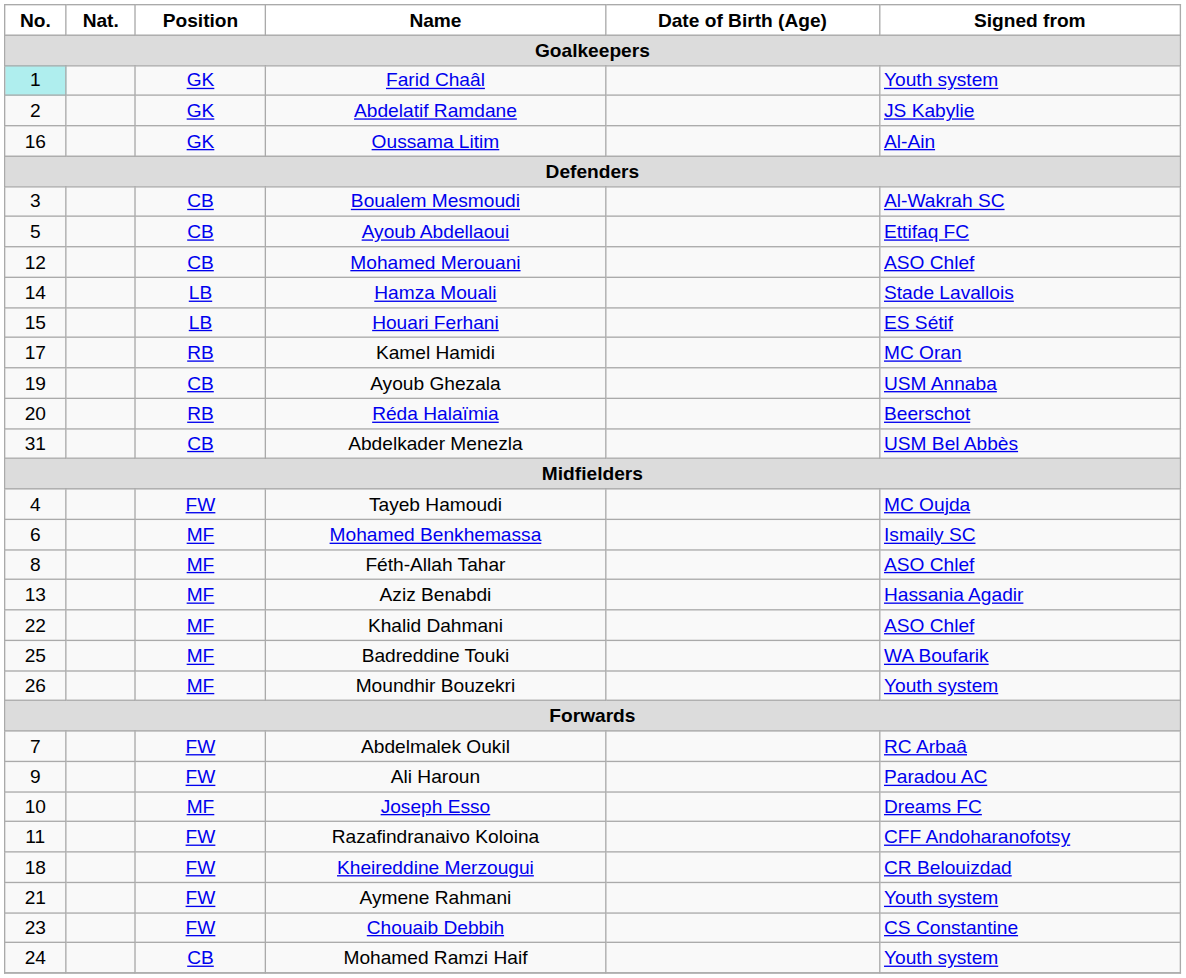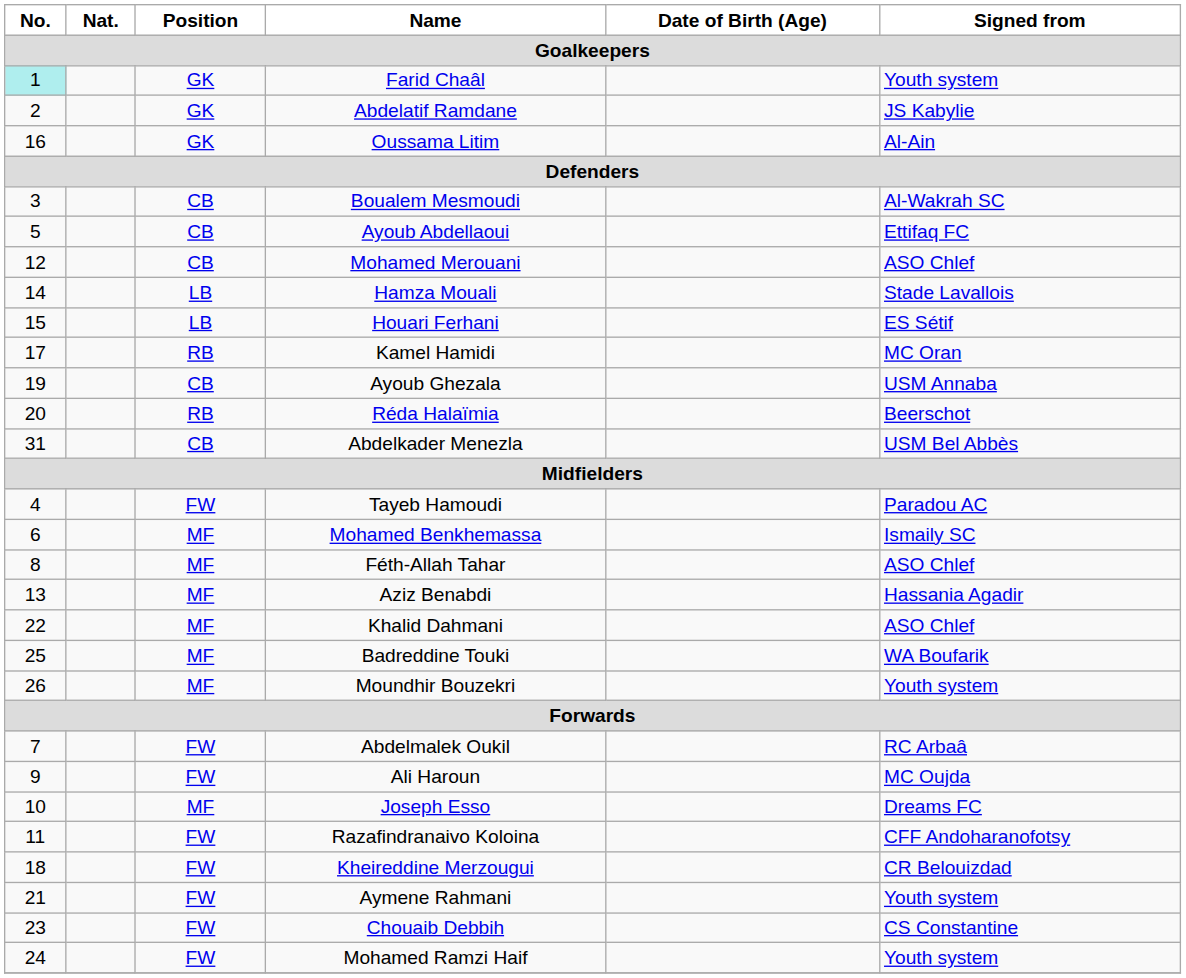(927, 504) MC Oujda -> (936, 504) Paradou AC
(936, 777) Paradou AC -> (927, 777) MC Oujda
(200, 958) CB -> (200, 958) FW
